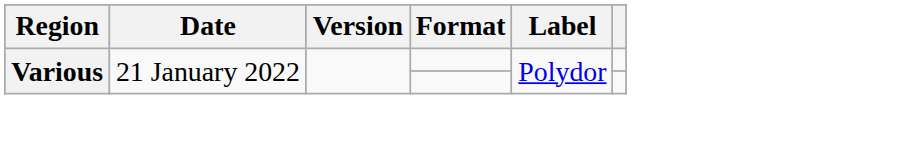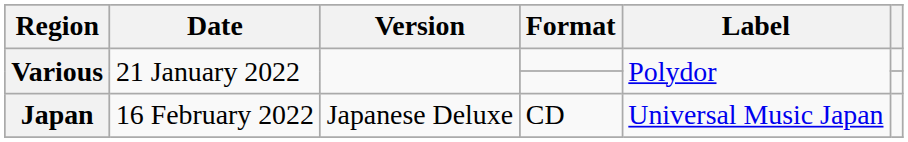+ row: (57, 114)
